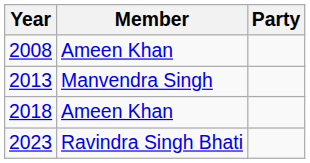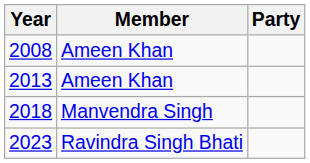(137, 81) Manvendra Singh -> (117, 81) Ameen Khan
(117, 111) Ameen Khan -> (137, 111) Manvendra Singh
